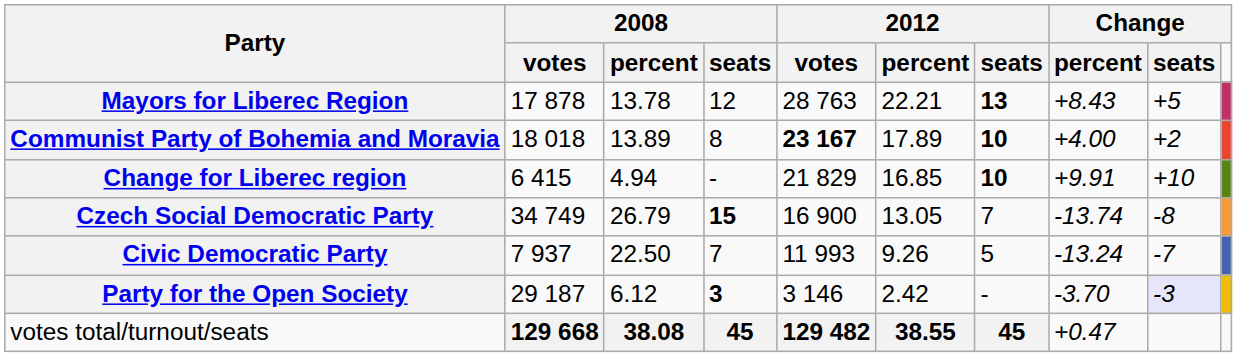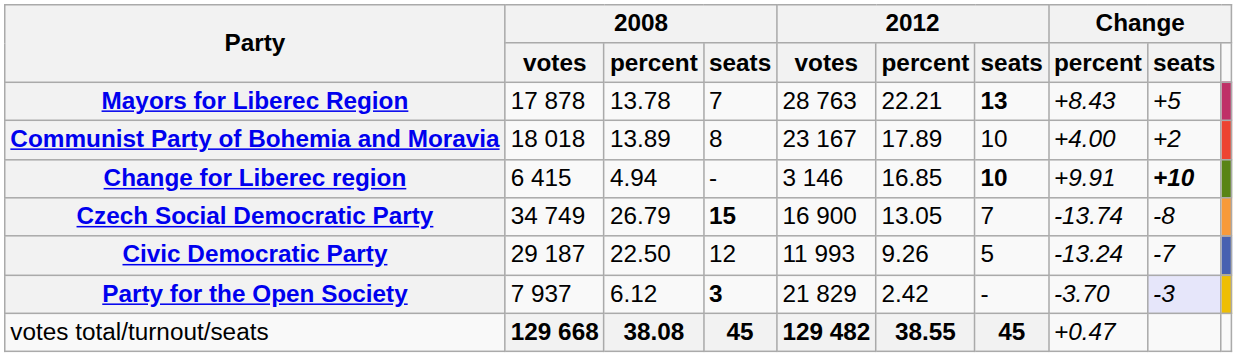(722, 100) 12 -> (716, 100) 7
(820, 139) bold -> (820, 139) normal
(994, 139) bold -> (994, 139) normal
(820, 178) 21 829 -> (813, 178) 3 146
(1174, 178) normal -> (1174, 178) bold
(541, 255) 7 937 -> (548, 255) 29 187
(716, 255) 7 -> (722, 255) 12
(548, 293) 29 187 -> (541, 293) 7 937
(813, 293) 3 146 -> (820, 293) 21 829
